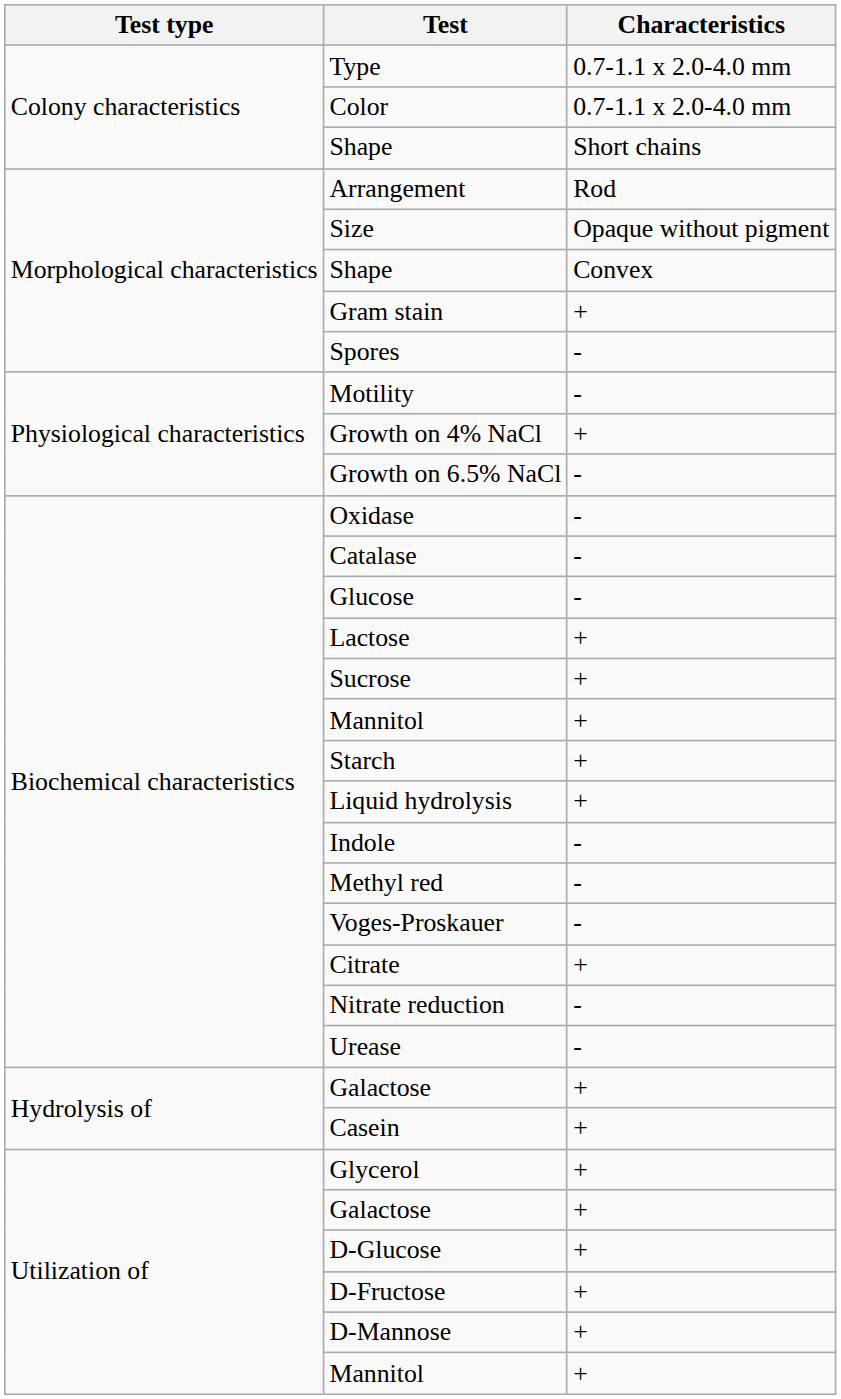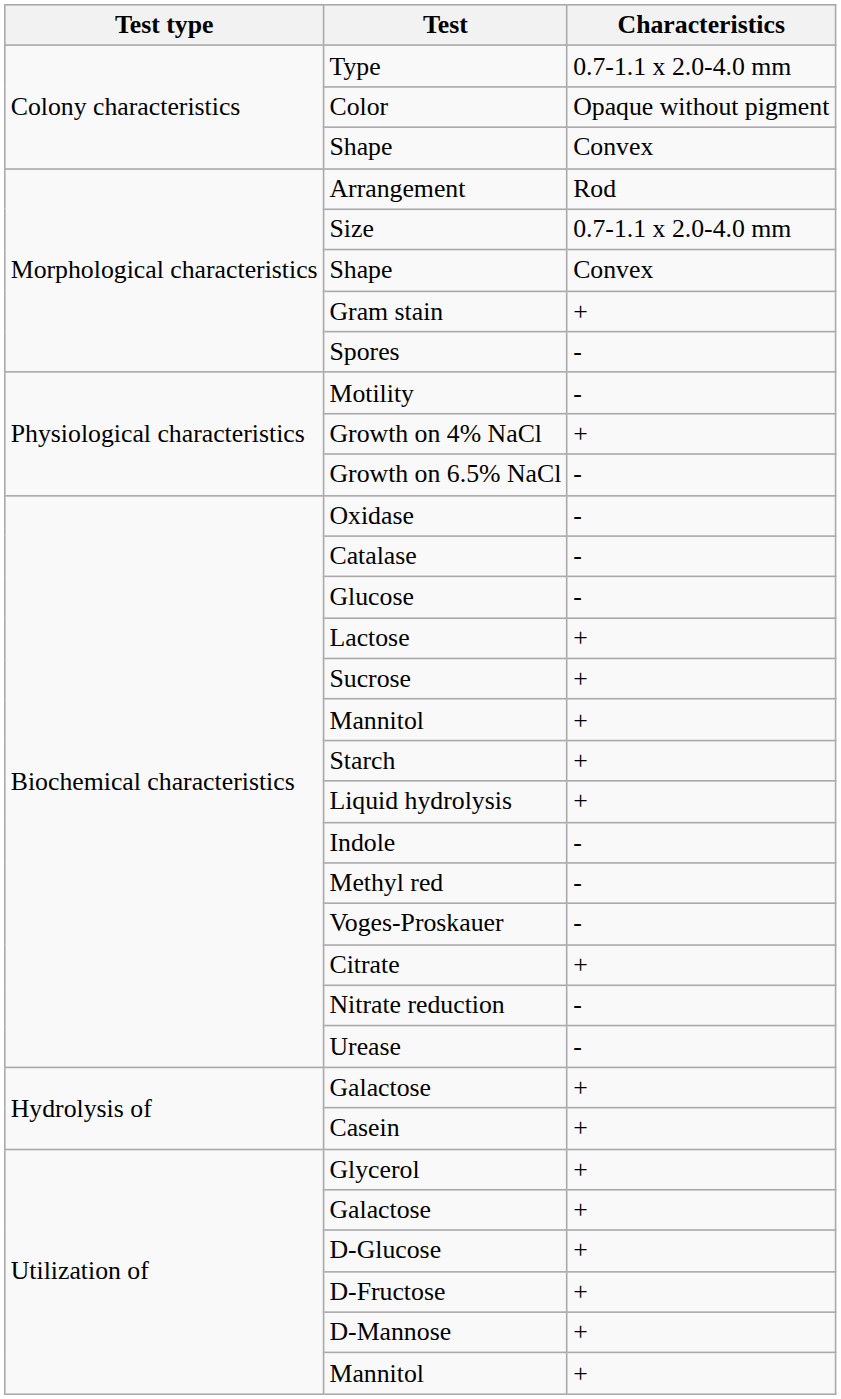(682, 106) 0.7-1.1 x 2.0-4.0 mm -> (701, 106) Opaque without pigment
(637, 147) Short chains -> (613, 147) Convex
(701, 229) Opaque without pigment -> (682, 229) 0.7-1.1 x 2.0-4.0 mm
